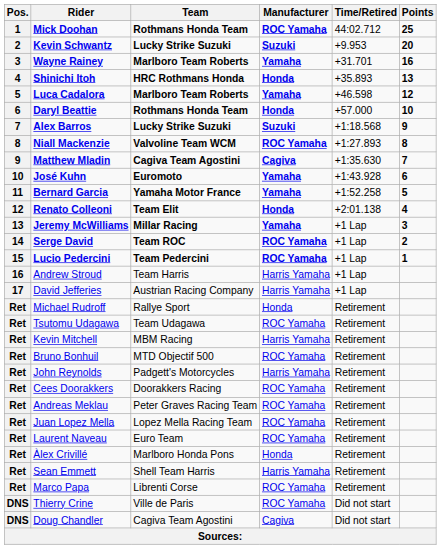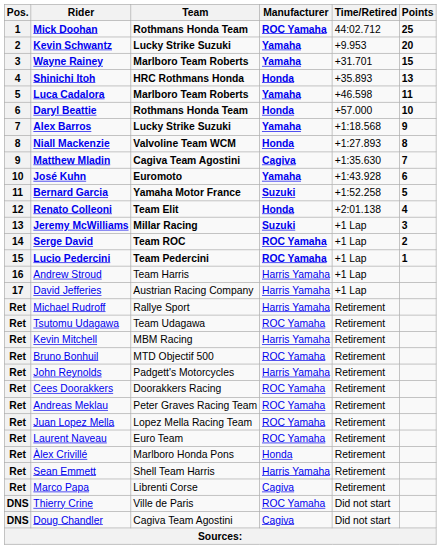(279, 45) Suzuki -> (281, 45) Yamaha
(408, 62) 16 -> (408, 62) 15
(408, 95) 12 -> (407, 95) 11
(279, 127) Suzuki -> (281, 127) Yamaha
(294, 144) ROC Yamaha -> (278, 144) Honda
(281, 193) Yamaha -> (279, 193) Suzuki
(281, 225) Yamaha -> (279, 225) Suzuki
(277, 307) Honda -> (296, 307) Harris Yamaha
(294, 487) ROC Yamaha -> (278, 487) Cagiva
